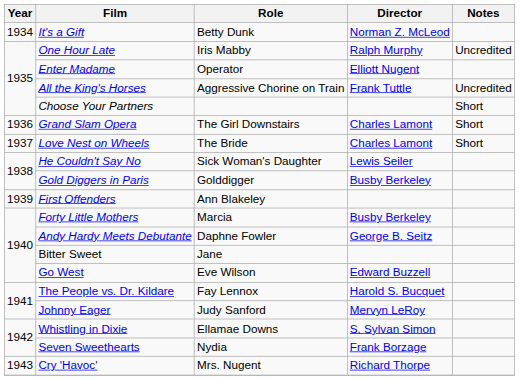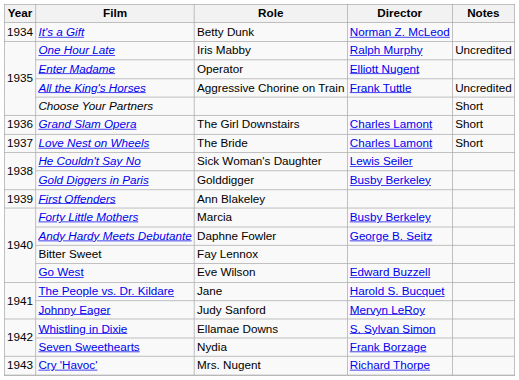(210, 254) Jane -> (228, 254) Fay Lennox
(228, 291) Fay Lennox -> (210, 291) Jane
